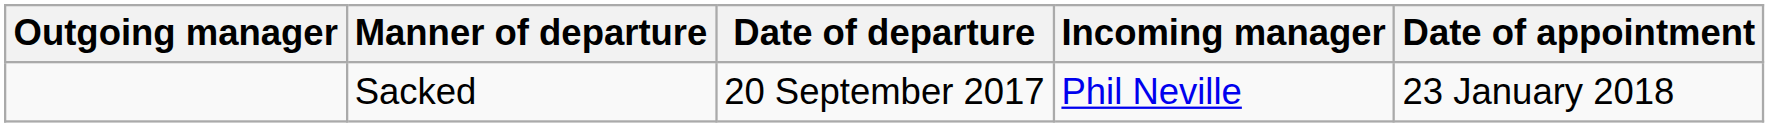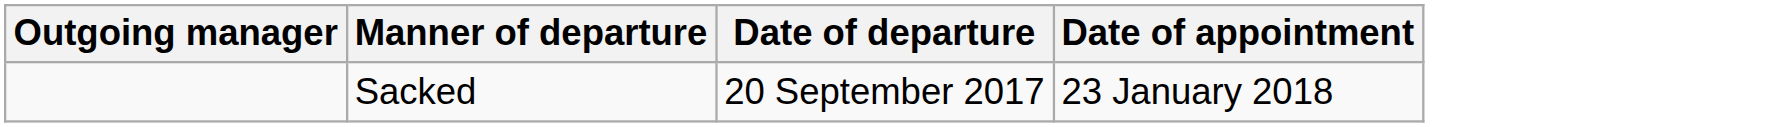- column: (1224, 33)
